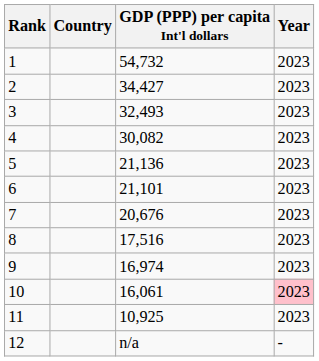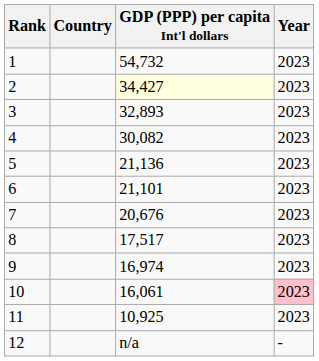(141, 86) no background -> (141, 86) lightyellow background
(141, 112) 32,493 -> (141, 112) 32,893
(141, 240) 17,516 -> (141, 240) 17,517
